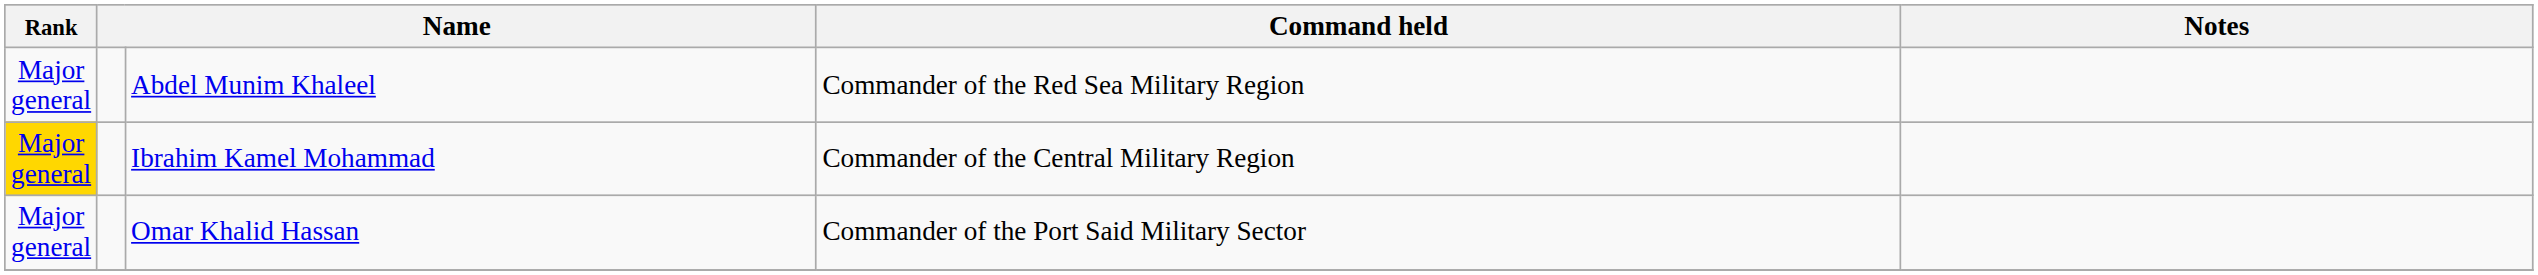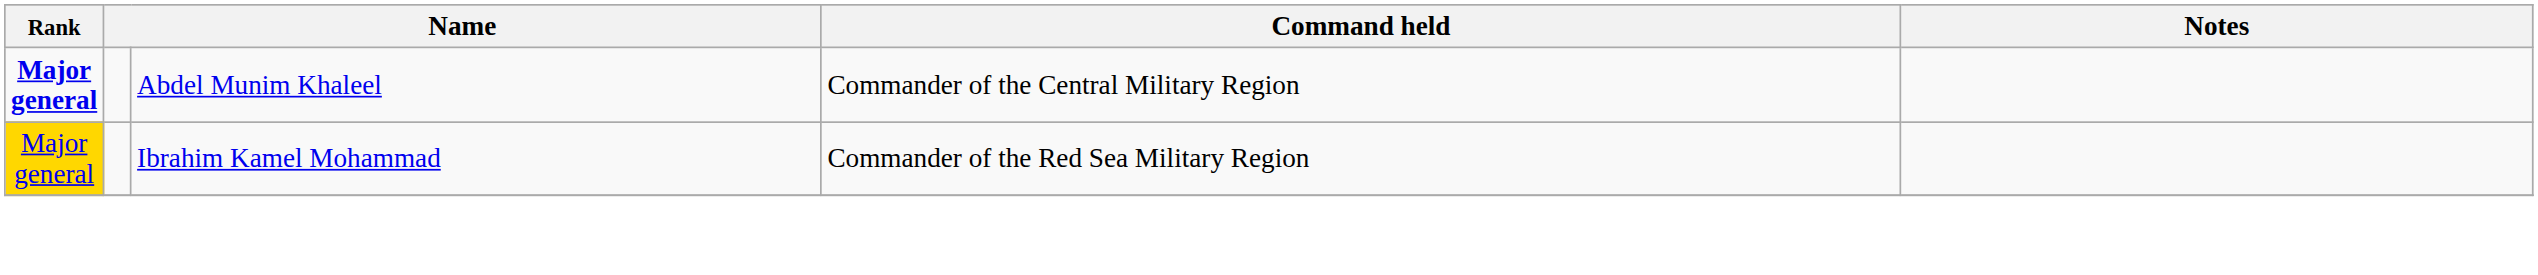(51, 84) normal -> (54, 84) bold
(1063, 84) Commander of the Red Sea Military Region -> (1063, 84) Commander of the Central Military Region
(1059, 158) Commander of the Central Military Region -> (1068, 158) Commander of the Red Sea Military Region
- row: (245, 231)
